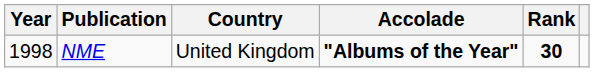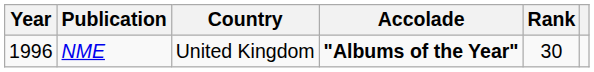(31, 50) 1998 -> (31, 50) 1996
(551, 50) bold -> (551, 50) normal
